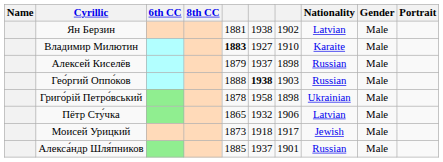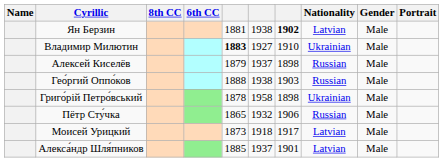columns swapped: (165, 13) <-> (203, 13)
(288, 30) normal -> (288, 30) bold
(329, 47) Karaite -> (329, 47) Ukrainian
(262, 81) bold -> (262, 81) normal
(329, 115) Latvian -> (329, 115) Russian
(329, 132) Jewish -> (329, 132) Latvian
(329, 149) Russian -> (329, 149) Latvian
